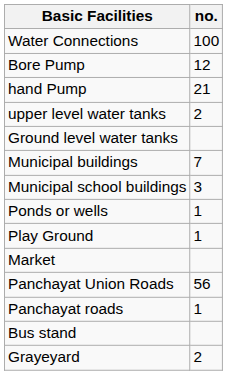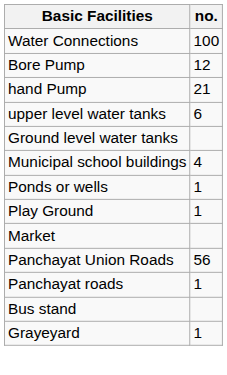(198, 114) 2 -> (198, 114) 6
- row: (73, 162)
(198, 187) 3 -> (198, 162) 4
(198, 357) 2 -> (198, 333) 1
